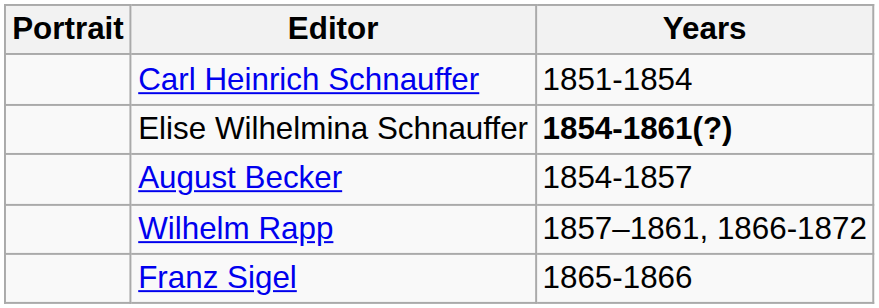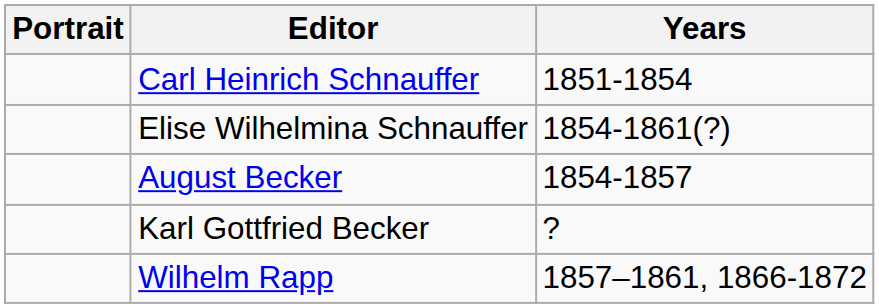(638, 128) bold -> (637, 128) normal
+ row: (284, 228)
- row: (218, 278)
